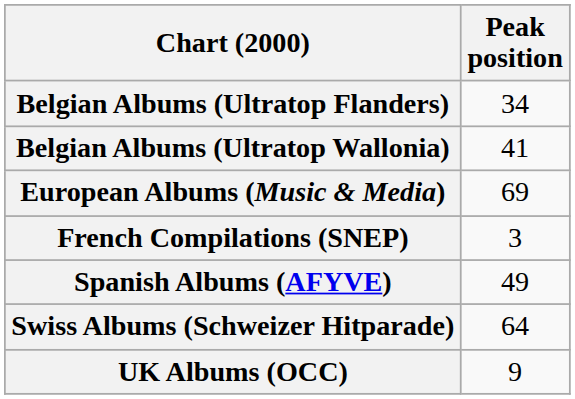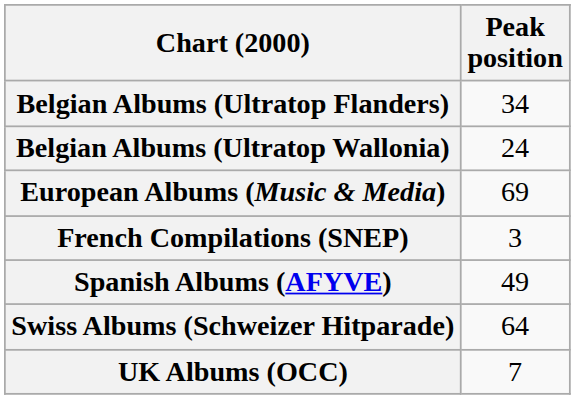(515, 147) 41 -> (515, 147) 24
(515, 371) 9 -> (515, 371) 7
